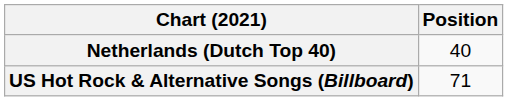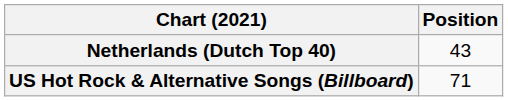(460, 50) 40 -> (460, 50) 43
